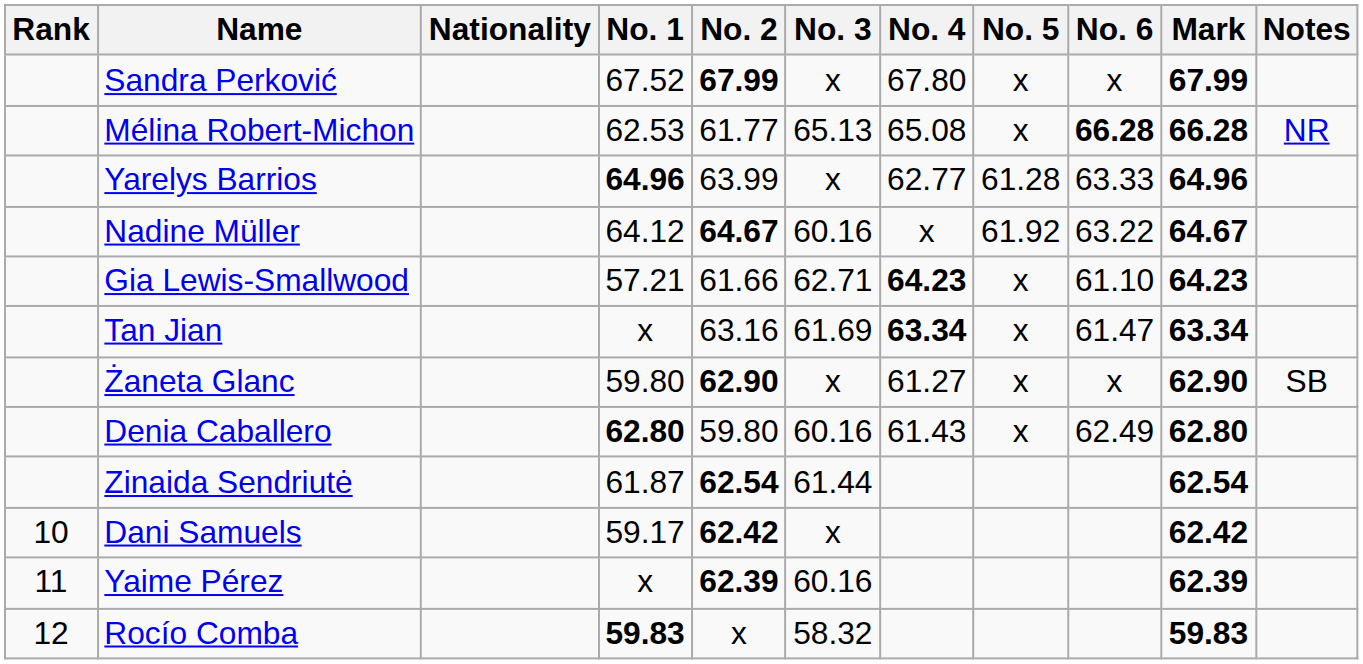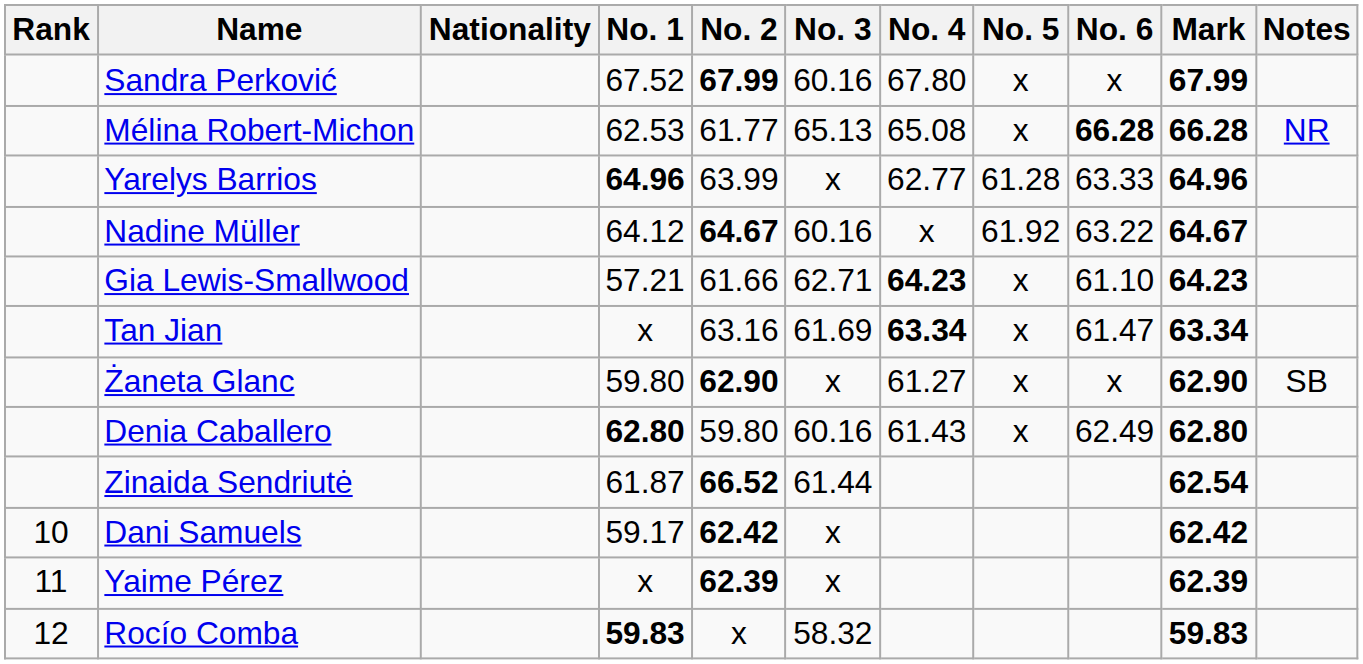(833, 79) x -> (833, 79) 60.16
(739, 481) 62.54 -> (739, 481) 66.52
(833, 582) 60.16 -> (833, 582) x
